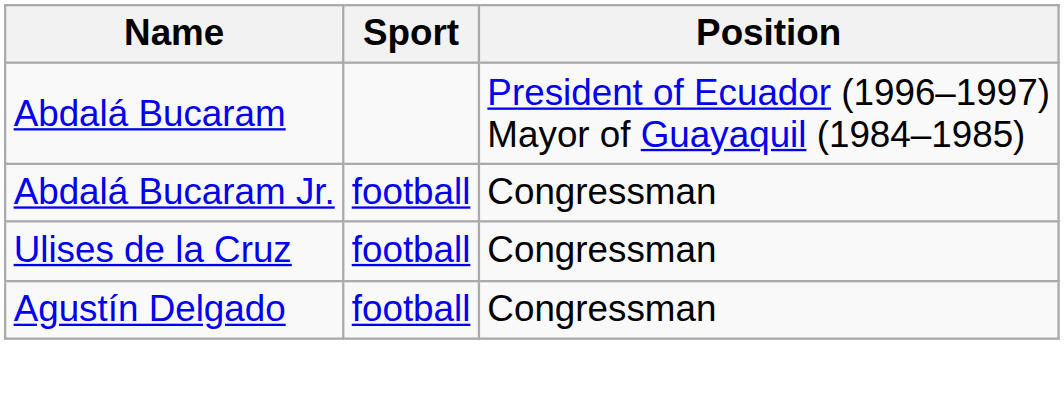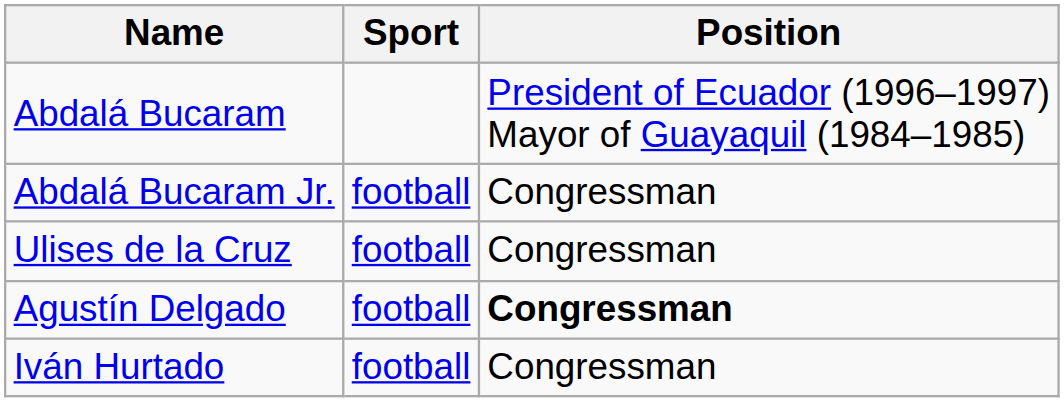(602, 308) normal -> (610, 308) bold
+ row: (119, 366)
